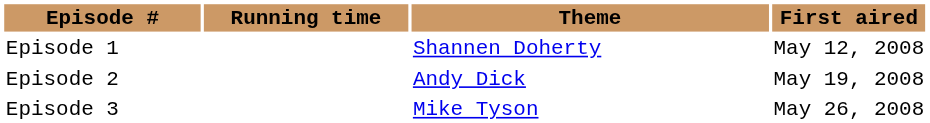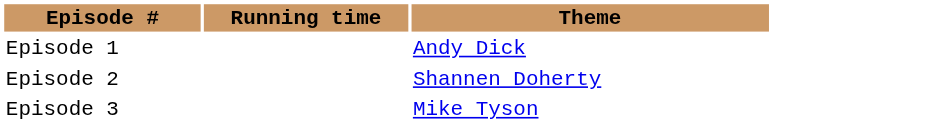- column: (849, 18)
(507, 48) Shannen Doherty -> (469, 48) Andy Dick
(469, 79) Andy Dick -> (507, 79) Shannen Doherty
